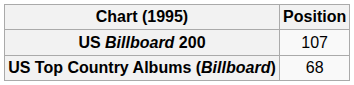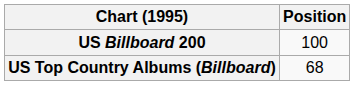(315, 42) 107 -> (315, 42) 100
